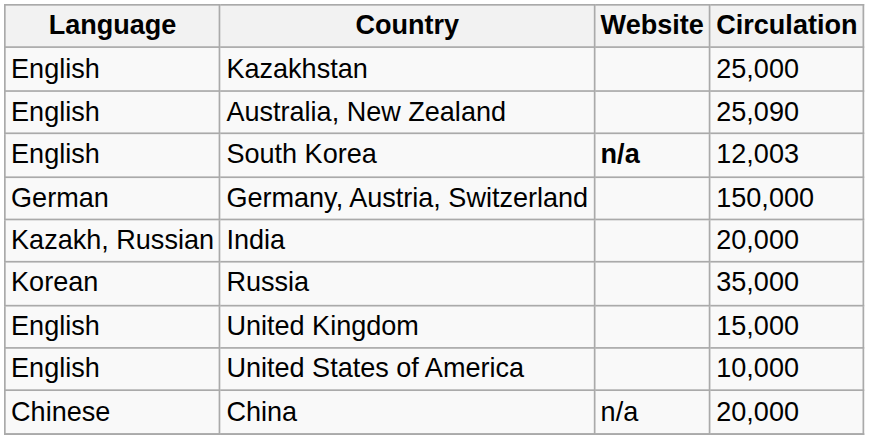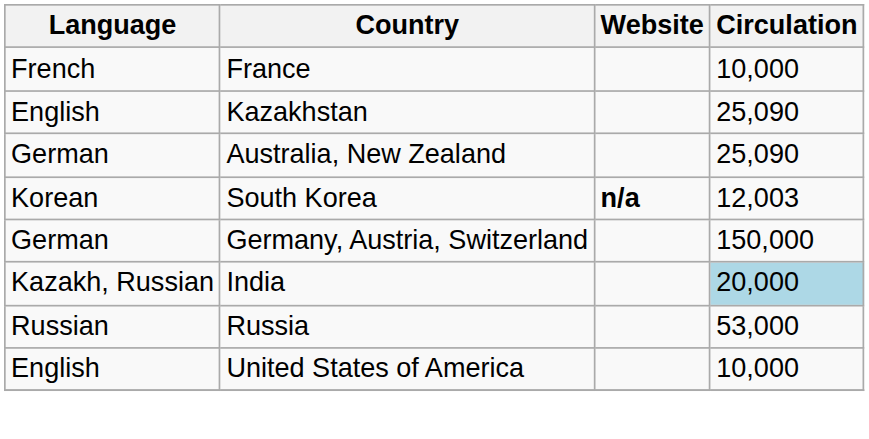+ row: (269, 68)
(758, 68) 25,000 -> (758, 111) 25,090
(55, 111) English -> (60, 154) German
(55, 154) English -> (55, 197) Korean
(758, 240) no background -> (758, 283) lightblue background
(55, 283) Korean -> (60, 326) Russian
(758, 283) 35,000 -> (758, 326) 53,000
- row: (323, 326)
- row: (262, 411)
